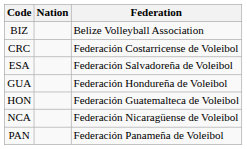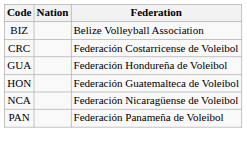- row: (19, 65)
